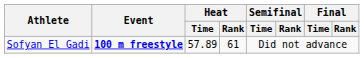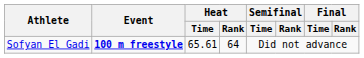(203, 44) 57.89 -> (203, 44) 65.61
(233, 44) 61 -> (233, 44) 64
